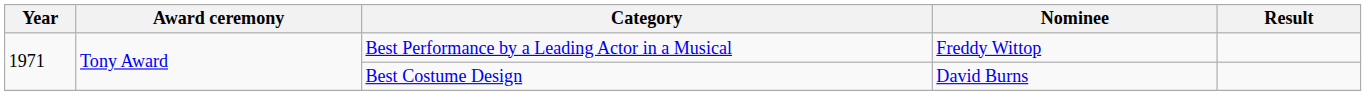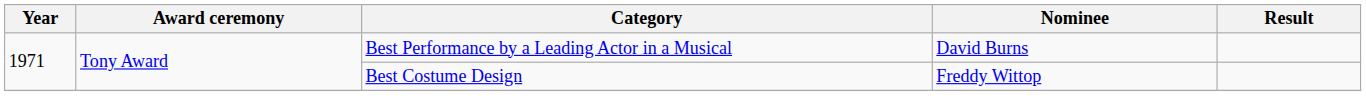(989, 47) Freddy Wittop -> (982, 47) David Burns
(982, 76) David Burns -> (989, 76) Freddy Wittop
